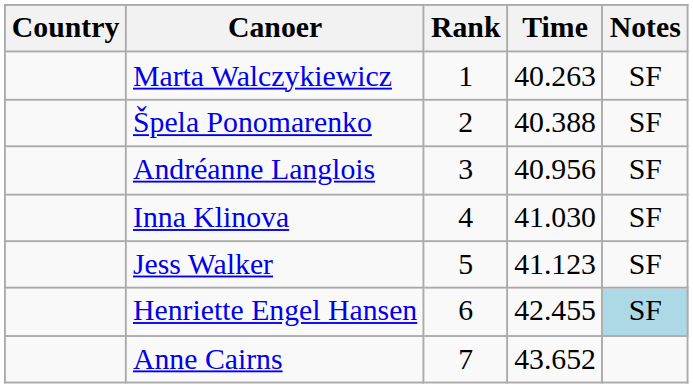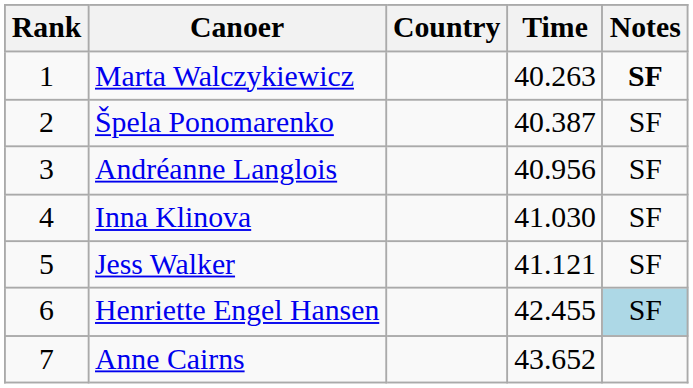columns swapped: (466, 28) <-> (66, 28)
(645, 75) normal -> (645, 75) bold
(555, 122) 40.388 -> (555, 122) 40.387
(555, 264) 41.123 -> (555, 264) 41.121
